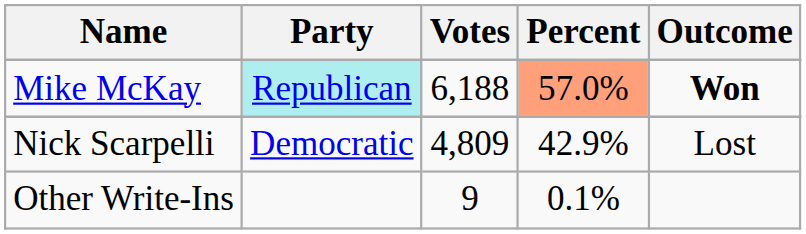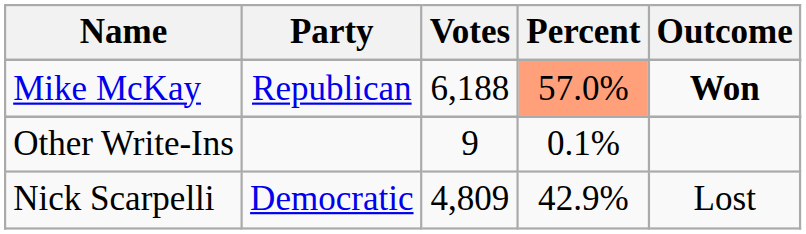(332, 87) paleturquoise background -> (332, 87) no background
rows swapped: (114, 143) <-> (124, 198)
